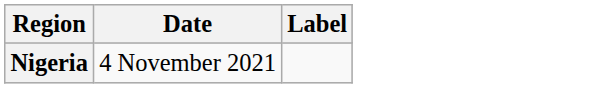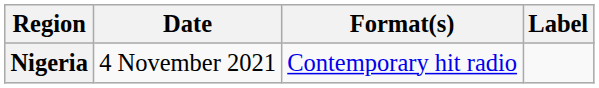+ column: (402, 23)
